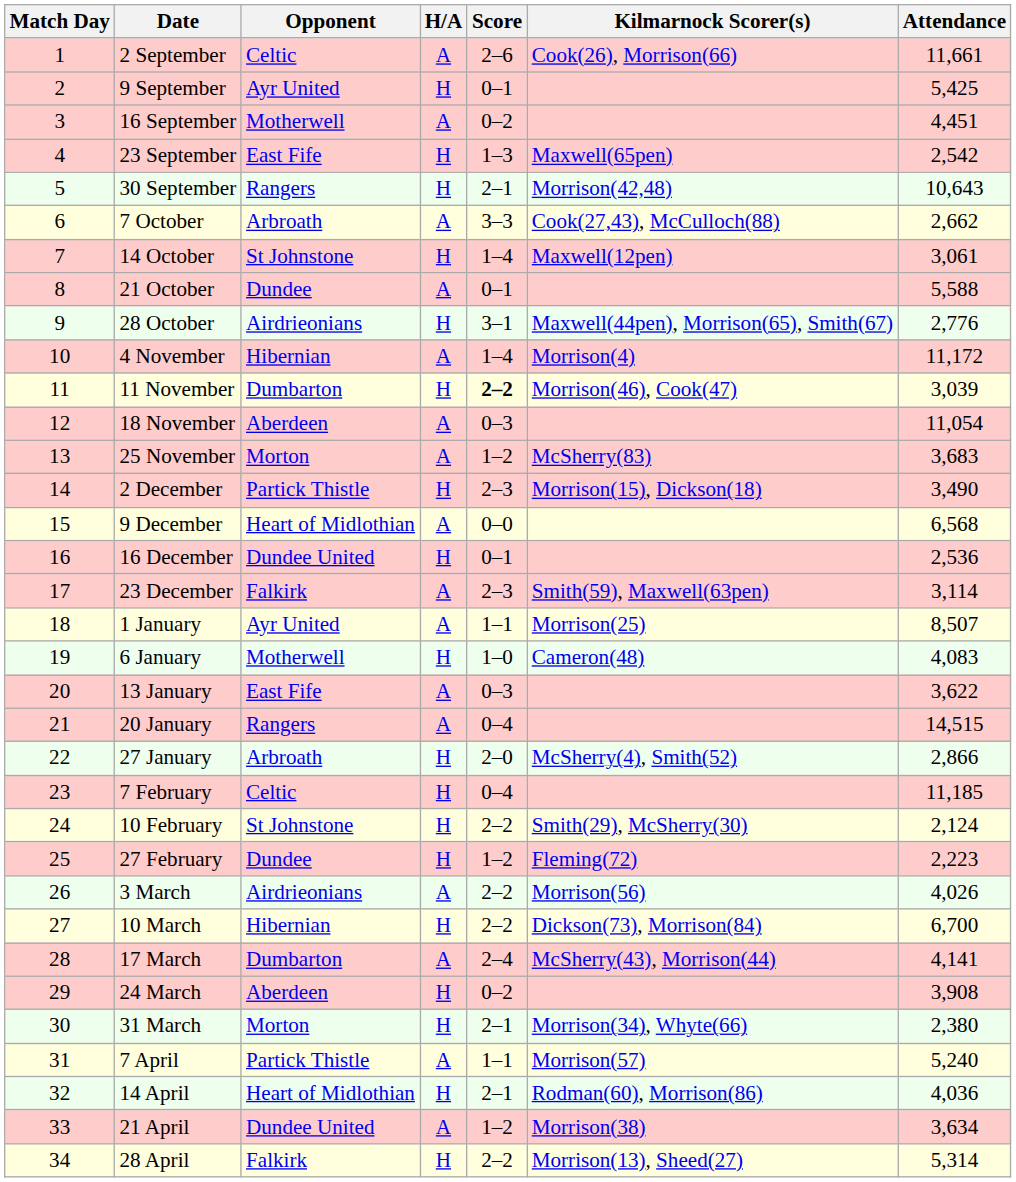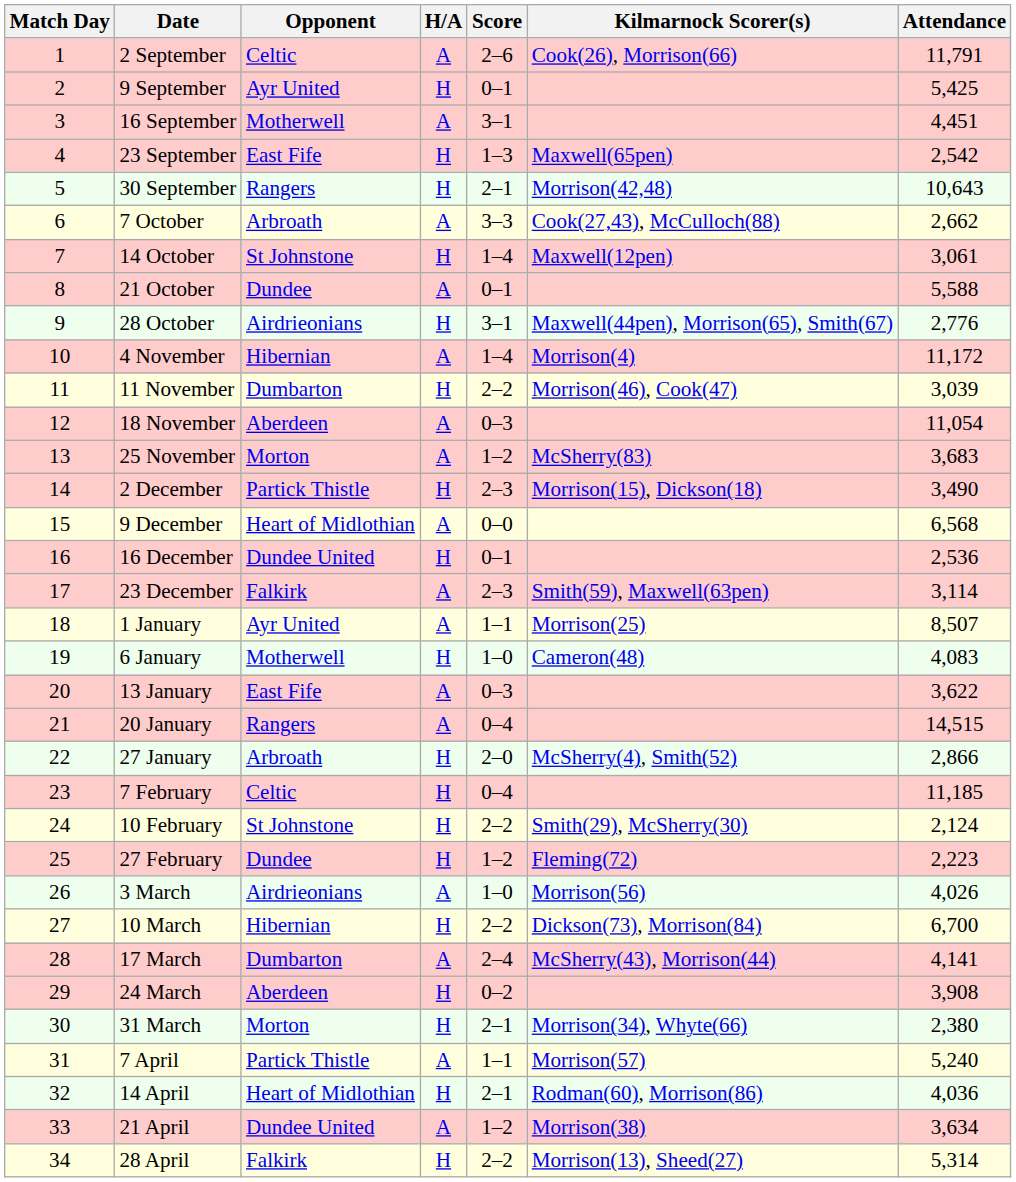(954, 54) 11,661 -> (954, 54) 11,791
(497, 121) 0–2 -> (497, 121) 3–1
(497, 389) bold -> (497, 389) normal
(497, 892) 2–2 -> (497, 892) 1–0
